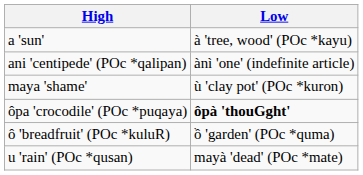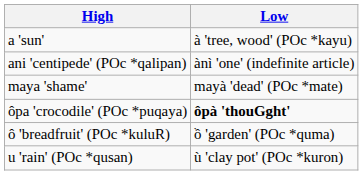(269, 87) ù 'clay pot' (POc *kuron) -> (268, 87) mayà 'dead' (POc *mate)
(268, 157) mayà 'dead' (POc *mate) -> (269, 157) ù 'clay pot' (POc *kuron)
